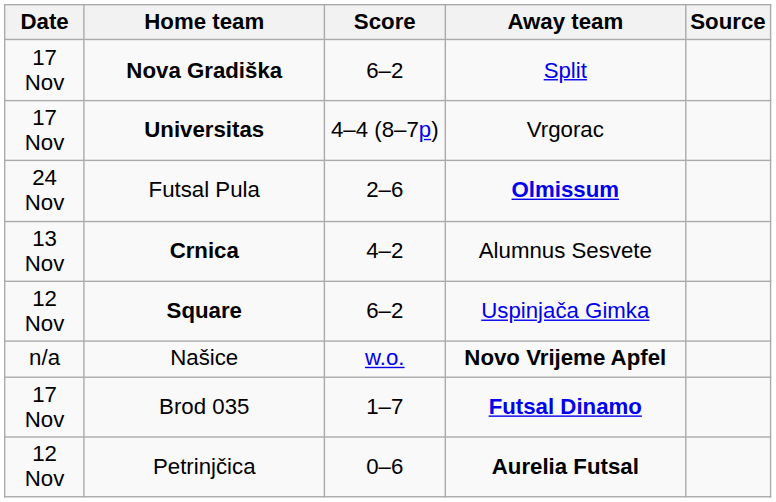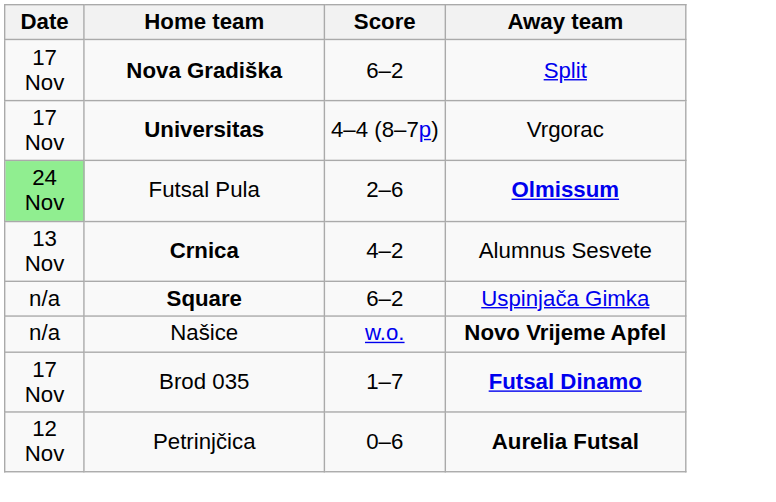- column: (728, 22)
(45, 190) no background -> (45, 190) lightgreen background
(45, 311) 12 Nov -> (45, 298) n/a
